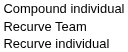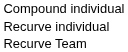rows swapped: (56, 44) <-> (45, 26)
